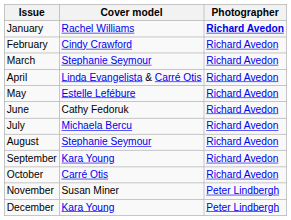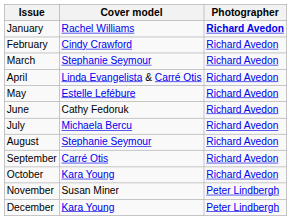(88, 158) Kara Young -> (85, 158) Carré Otis
(85, 175) Carré Otis -> (88, 175) Kara Young
